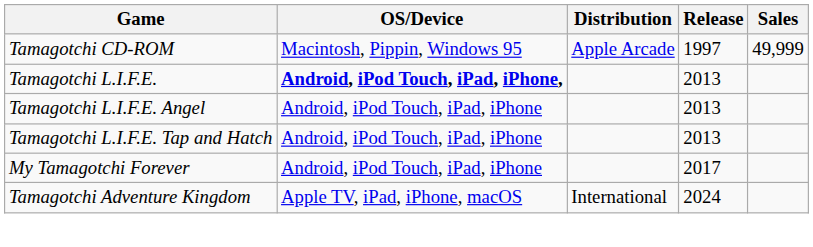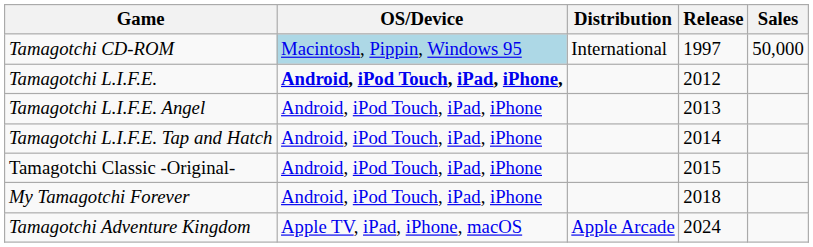(401, 49) no background -> (401, 49) lightblue background
(623, 49) Apple Arcade -> (619, 49) International
(778, 49) 49,999 -> (778, 49) 50,000
(702, 78) 2013 -> (702, 78) 2012
(702, 138) 2013 -> (702, 138) 2014
+ row: (122, 167)
(702, 167) 2017 -> (702, 197) 2018
(619, 197) International -> (623, 227) Apple Arcade
